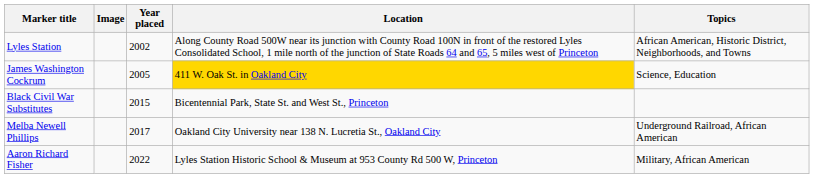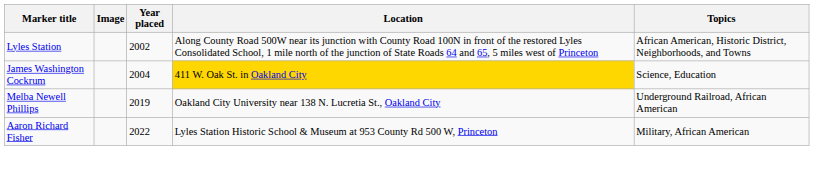(140, 74) 2005 -> (140, 74) 2004
- row: (40, 103)
(140, 131) 2017 -> (140, 103) 2019
